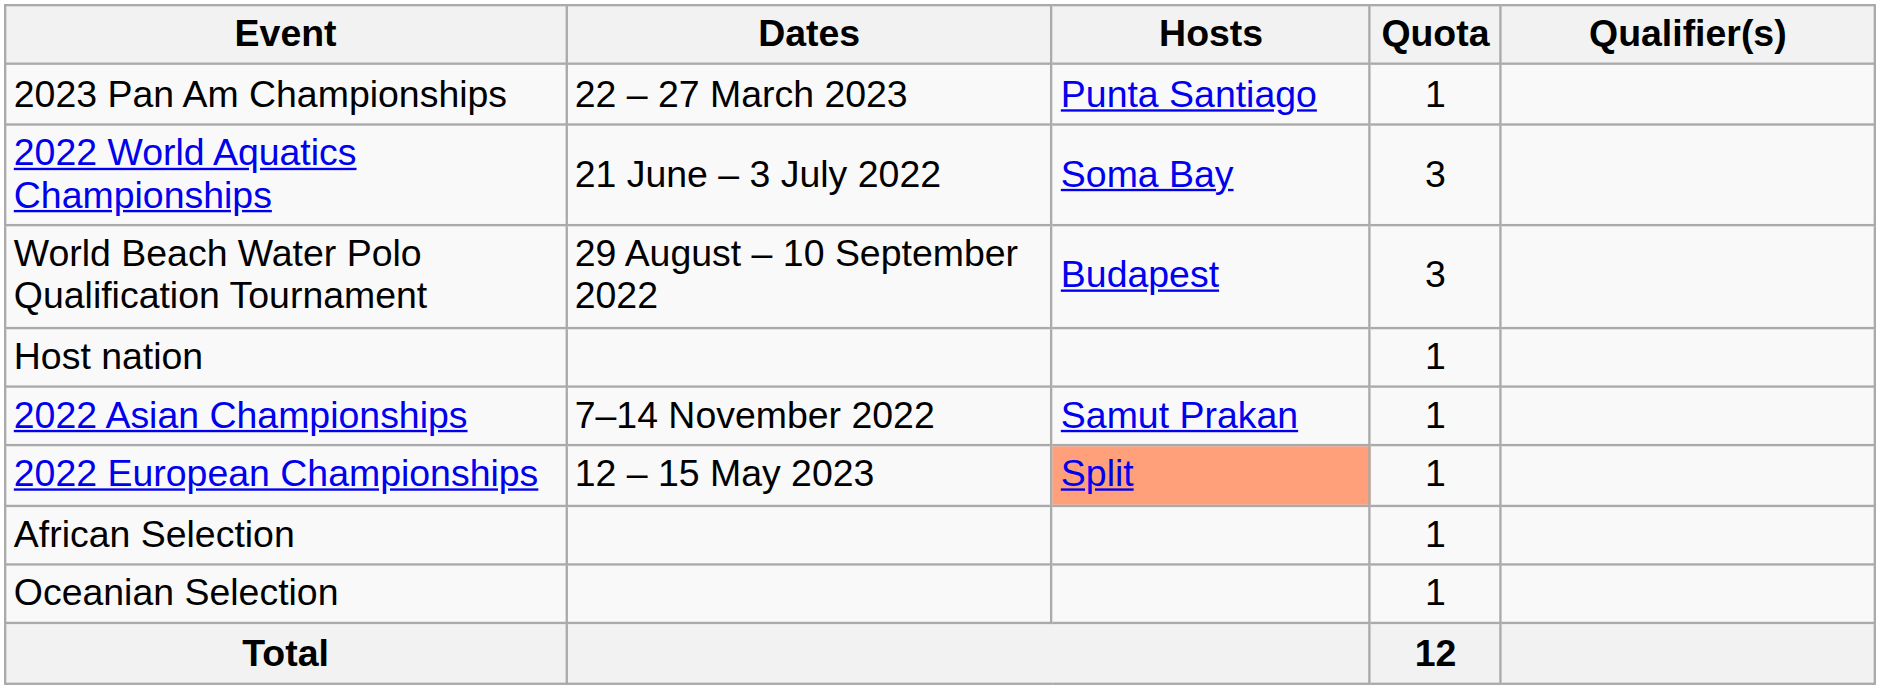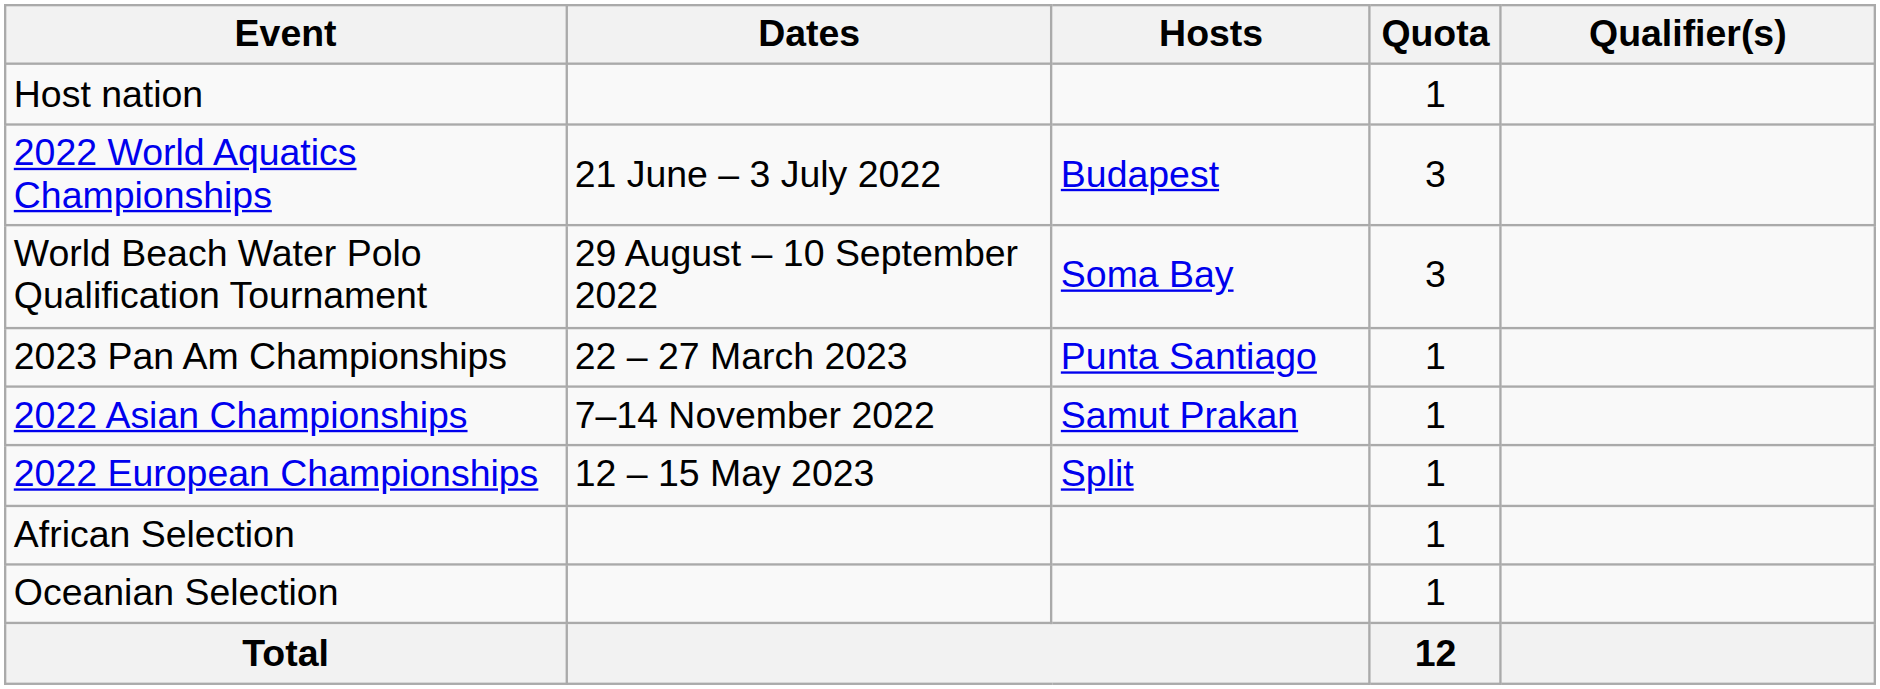rows swapped: (108, 355) <-> (260, 93)
(1147, 174) Soma Bay -> (1140, 174) Budapest
(1140, 275) Budapest -> (1147, 275) Soma Bay
(1097, 474) lightsalmon background -> (1097, 474) no background
